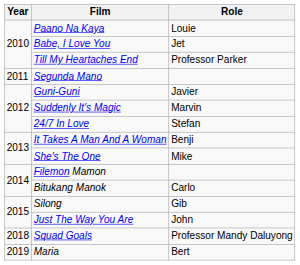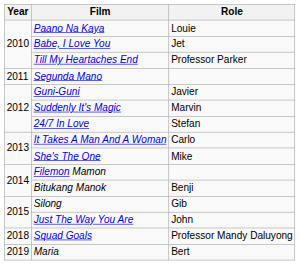(182, 140) Benji -> (183, 140) Carlo
(183, 188) Carlo -> (182, 188) Benji
